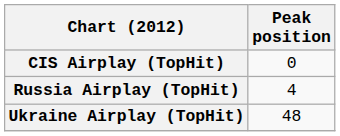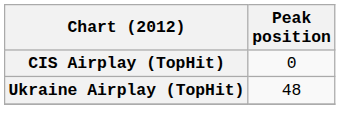- row: (126, 90)
